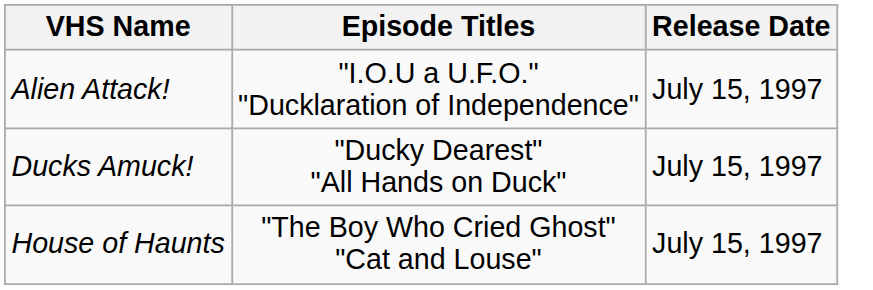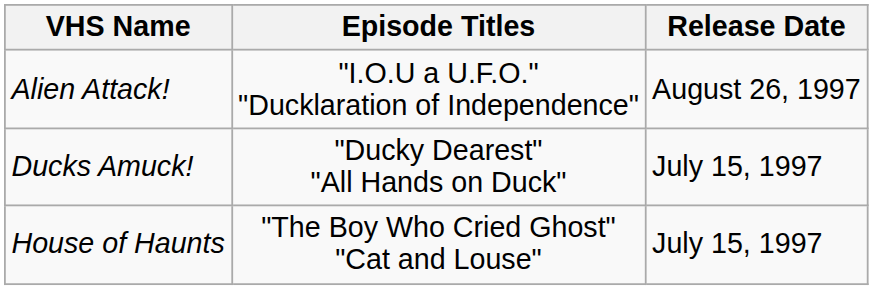(737, 88) July 15, 1997 -> (756, 88) August 26, 1997
